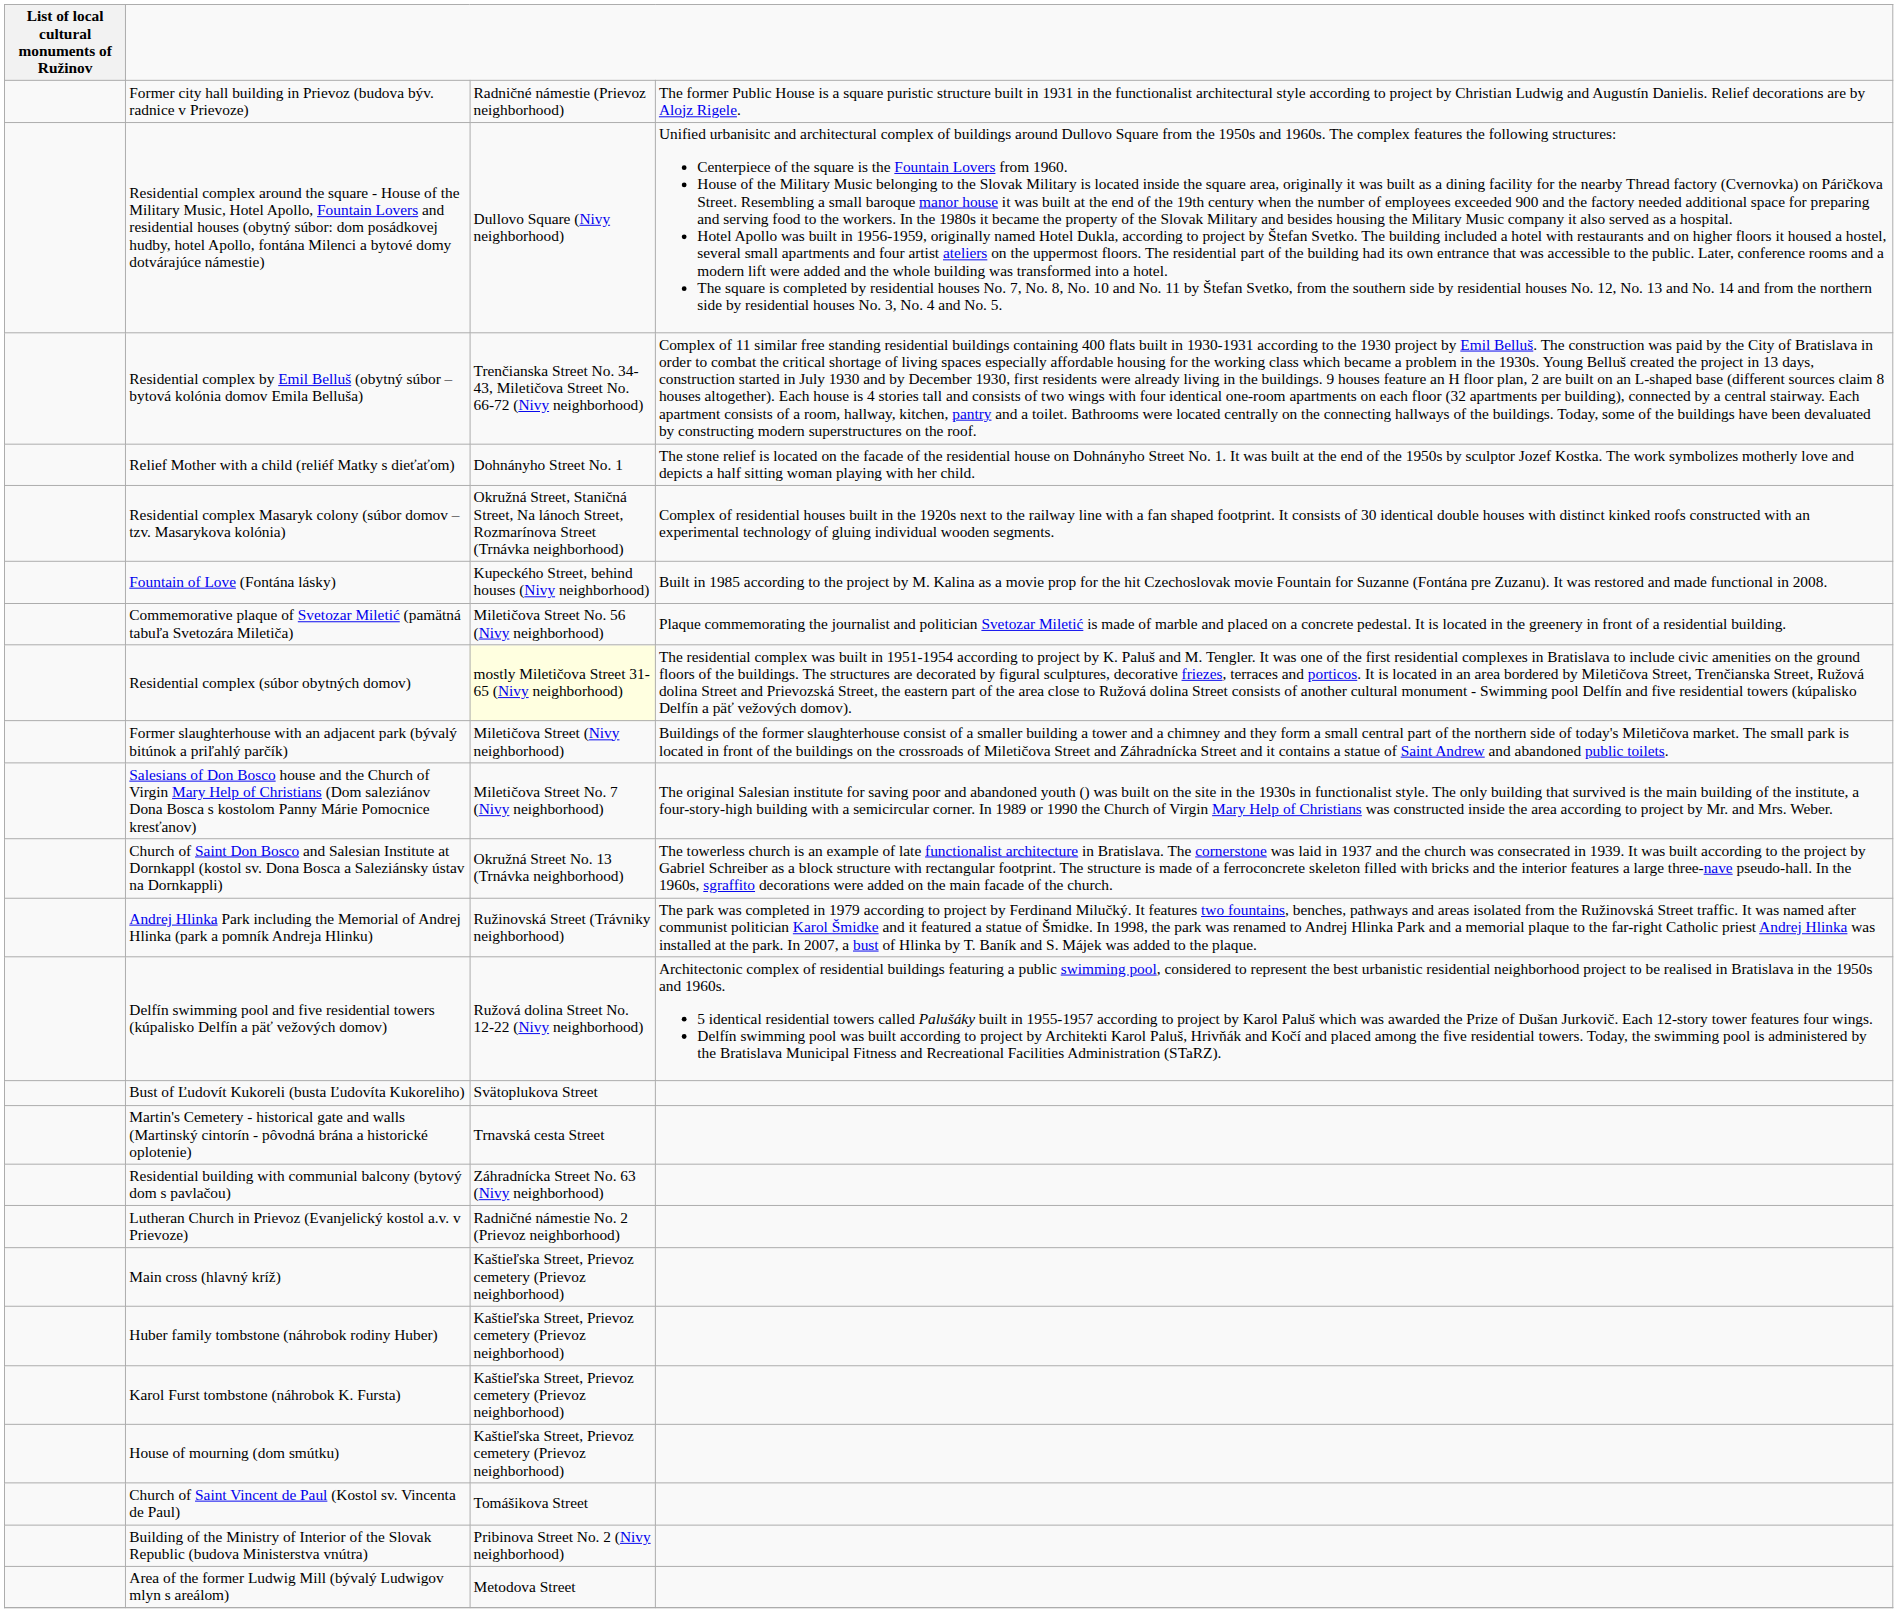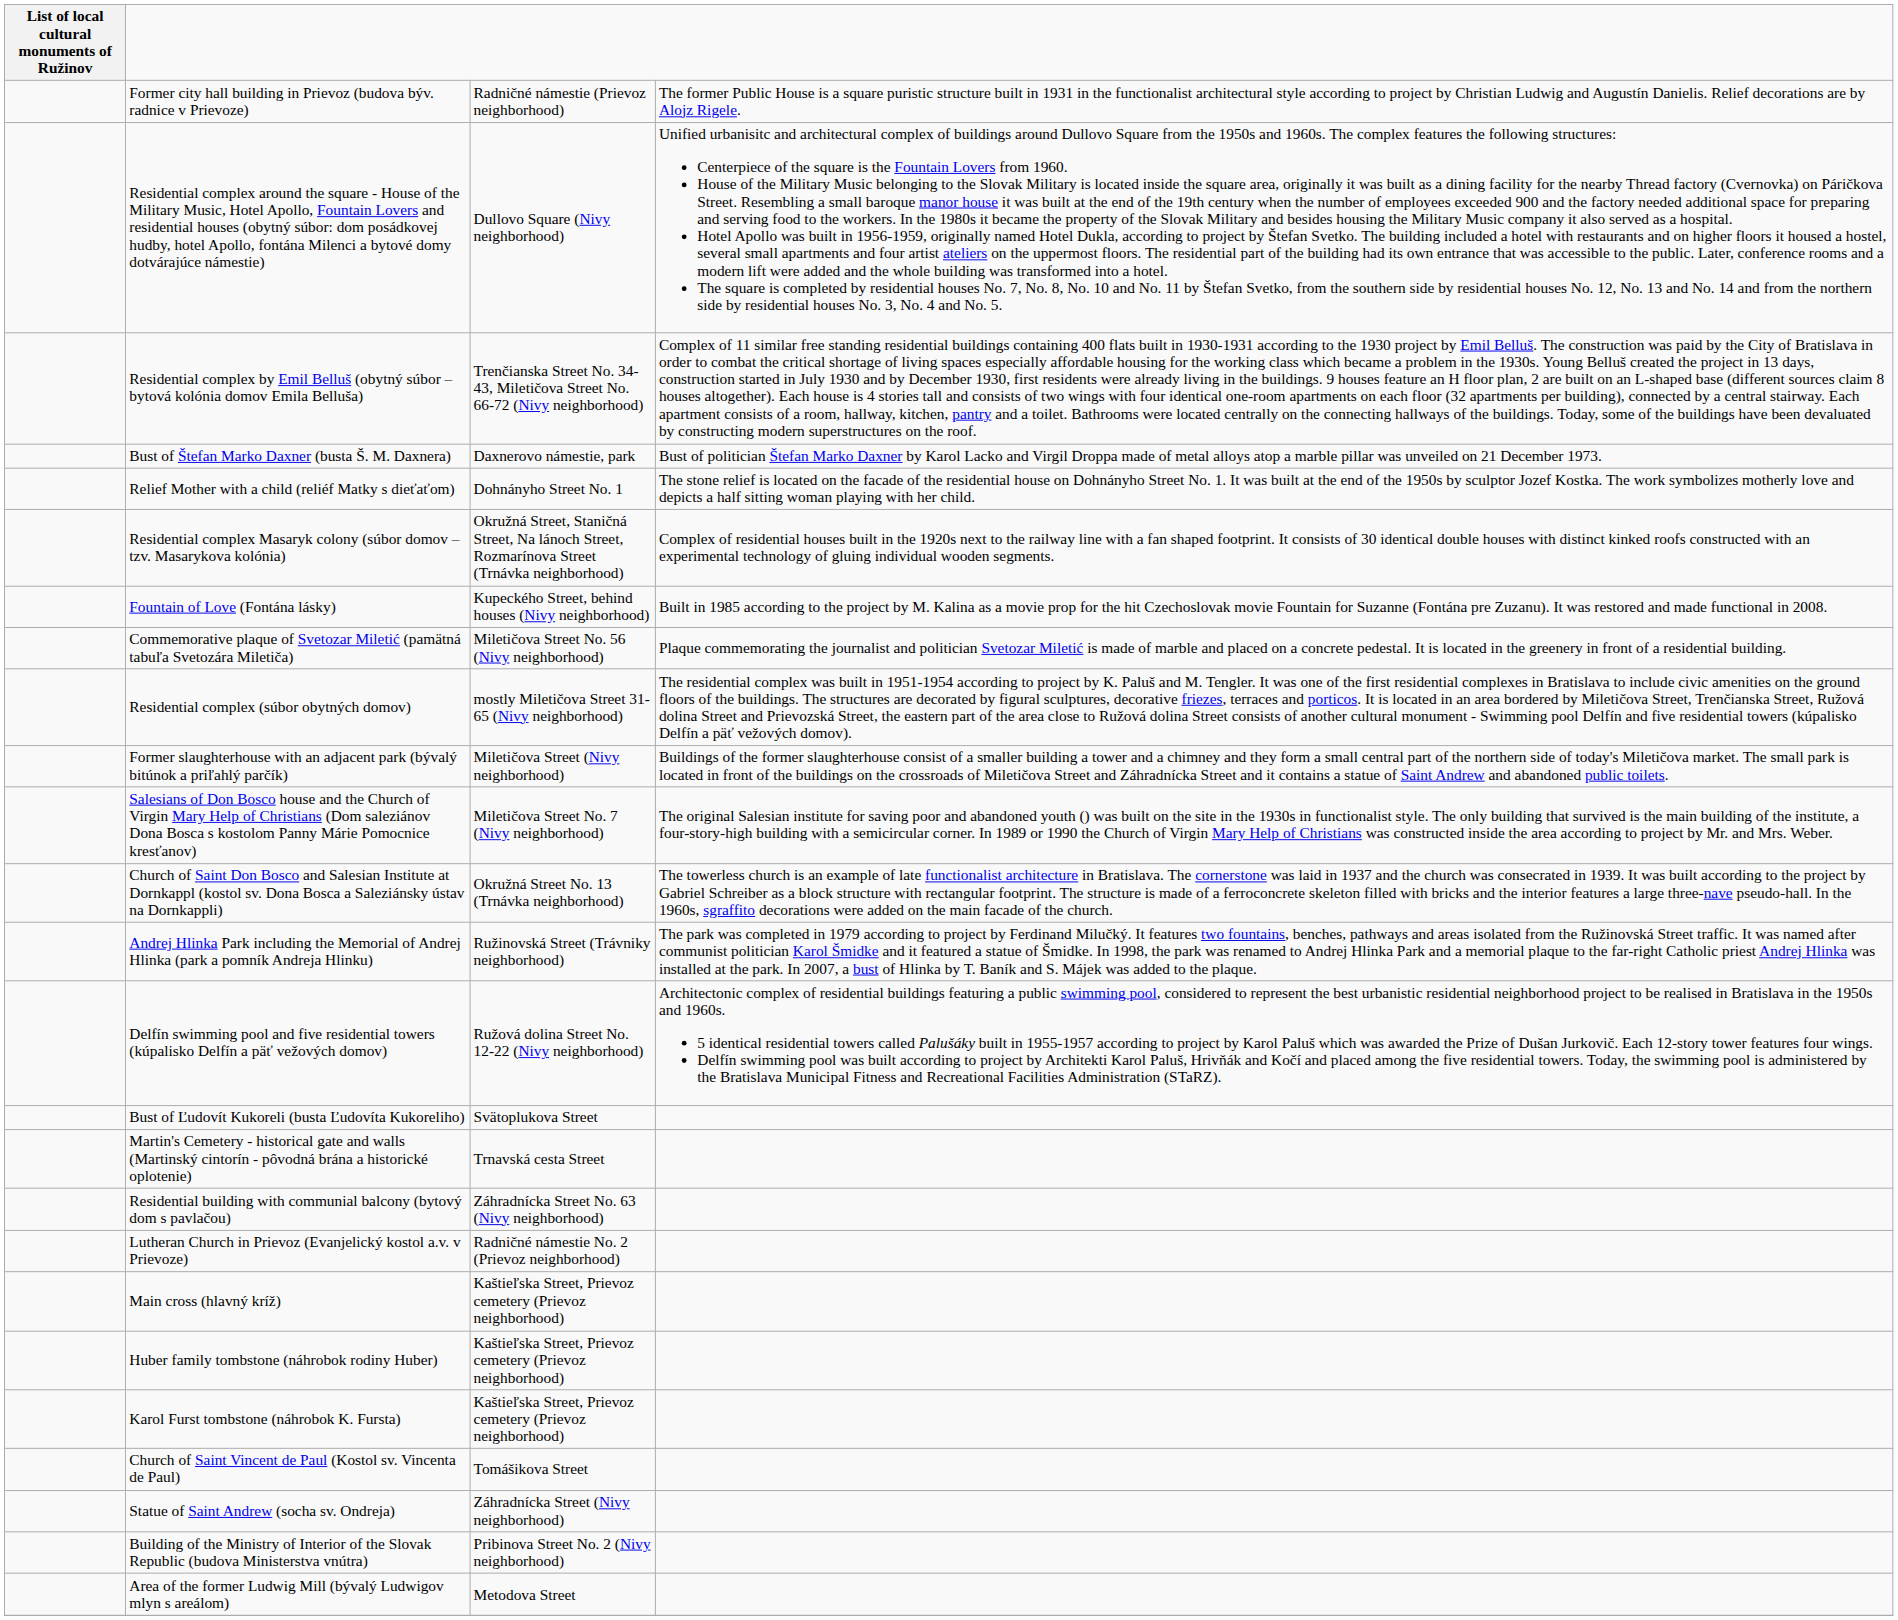+ row: (290, 455)
(562, 682) lightyellow background -> (562, 707) no background
- row: (234, 1453)
+ row: (262, 1511)
